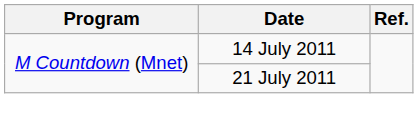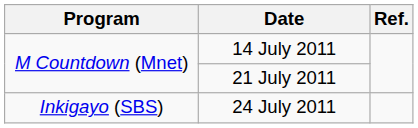+ row: (284, 107)
